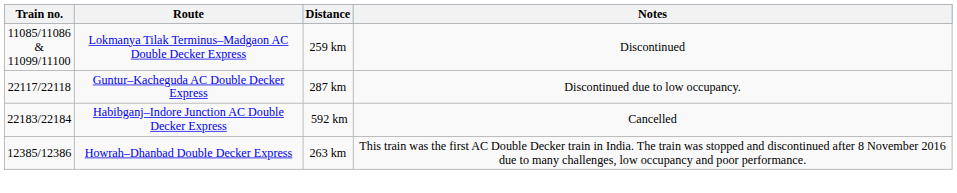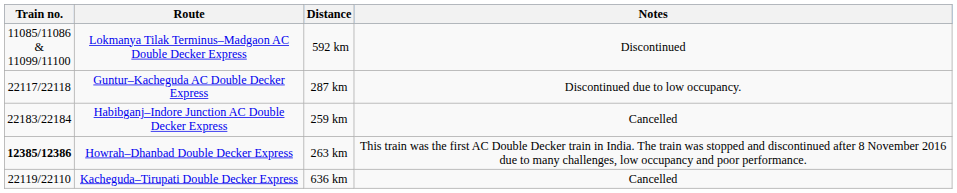(328, 47) 259 km -> (329, 47) 592 km
(328, 119) 592 km -> (329, 119) 259 km
(39, 152) normal -> (39, 152) bold
+ row: (189, 178)
